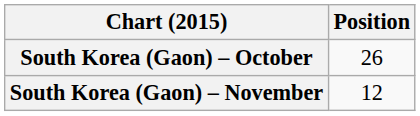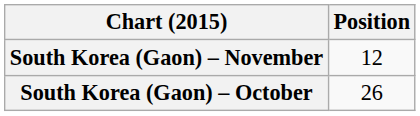rows swapped: (167, 57) <-> (167, 92)
